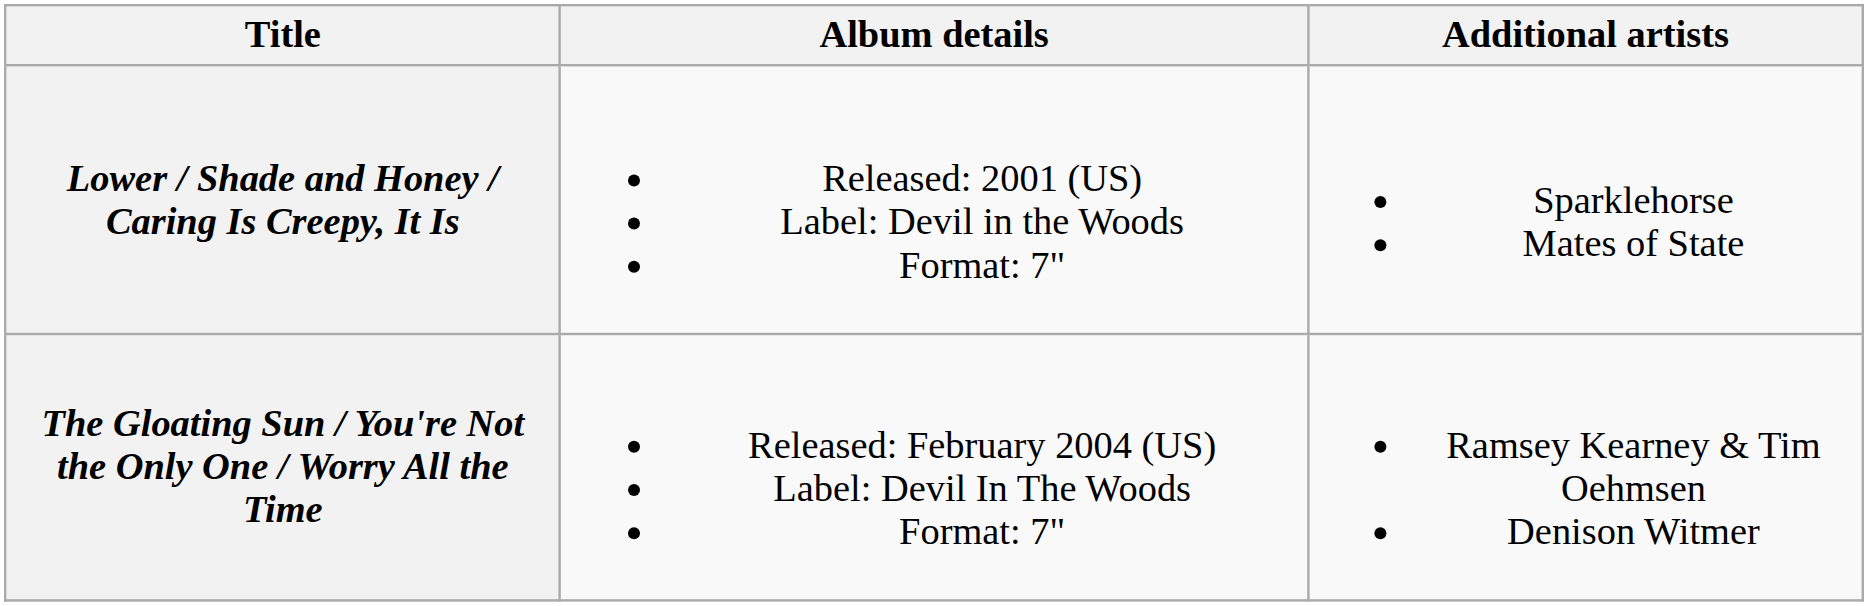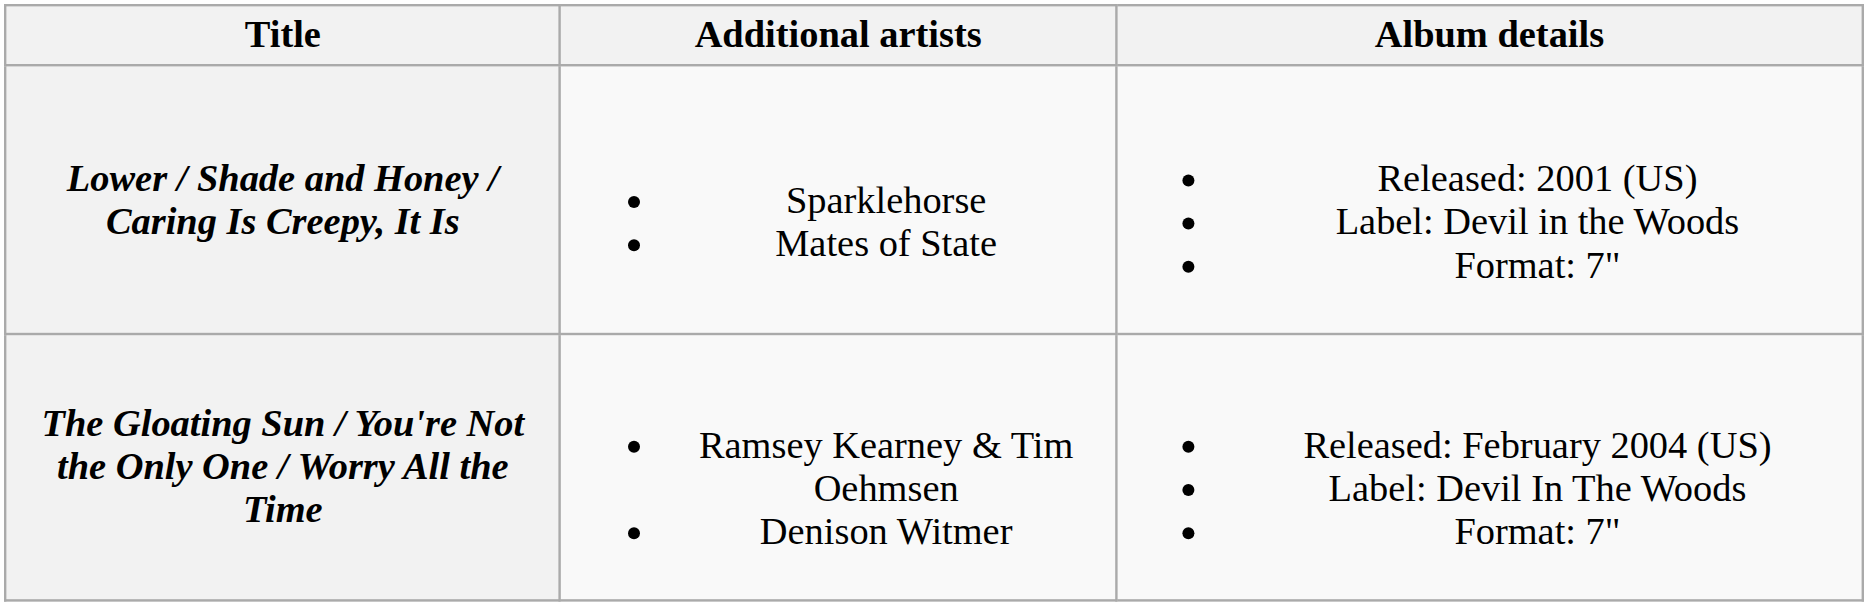columns swapped: (934, 34) <-> (1585, 34)
